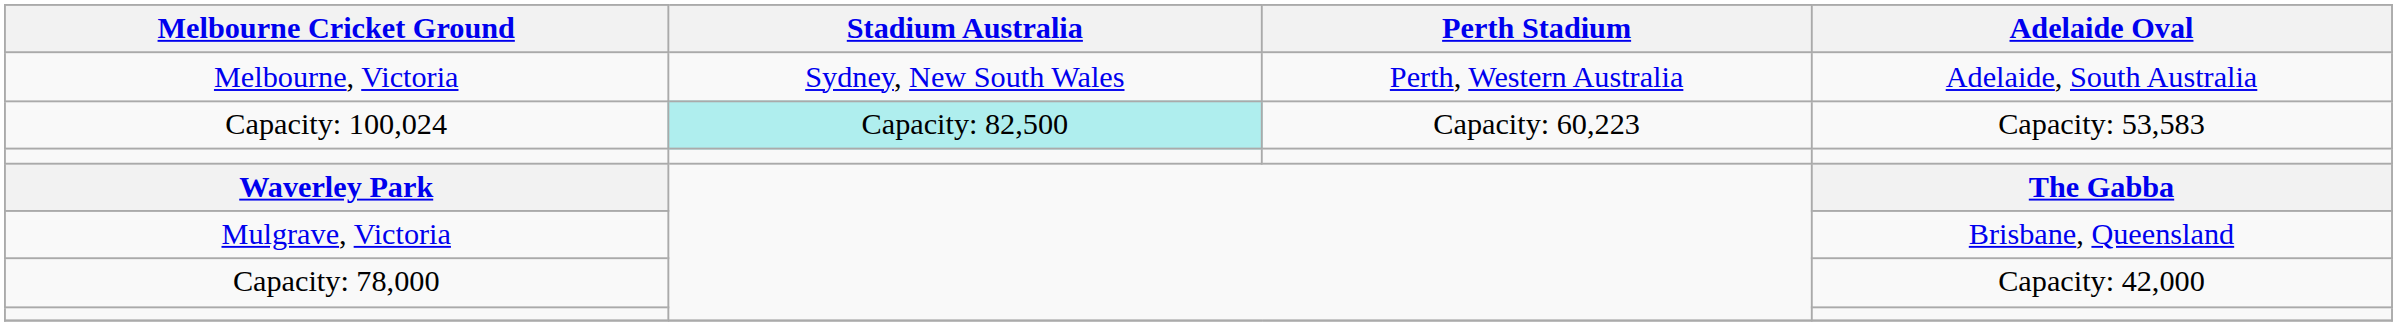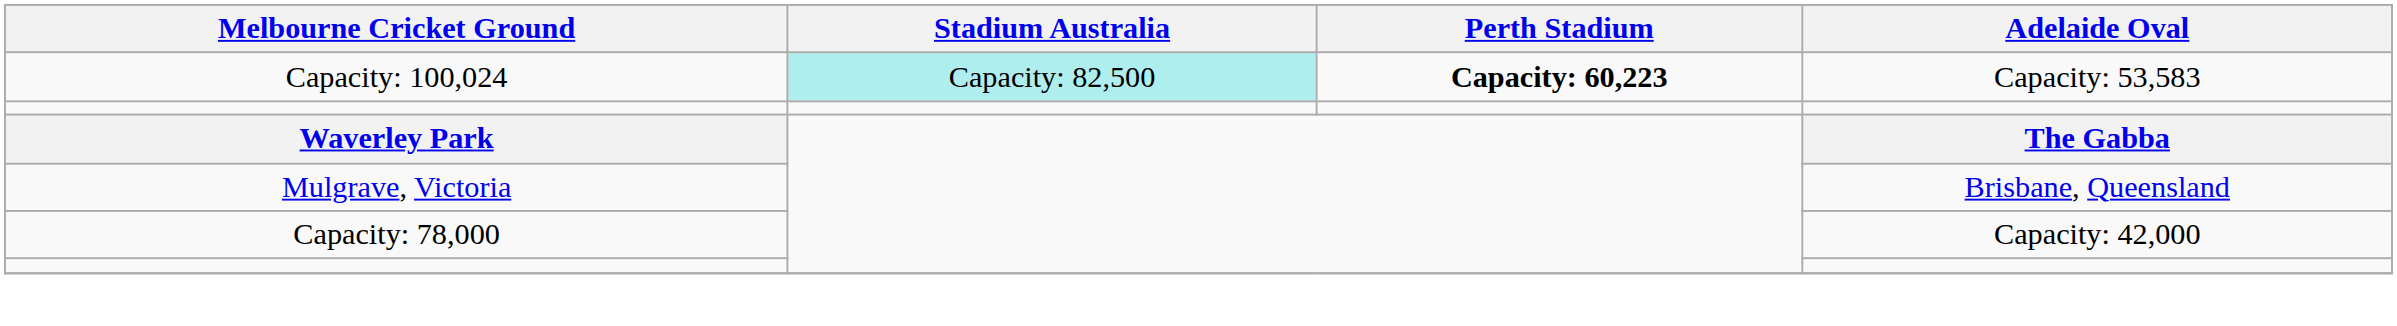- row: (336, 76)
(1537, 124) normal -> (1559, 76) bold
